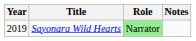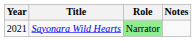(17, 28) 2019 -> (17, 28) 2021
